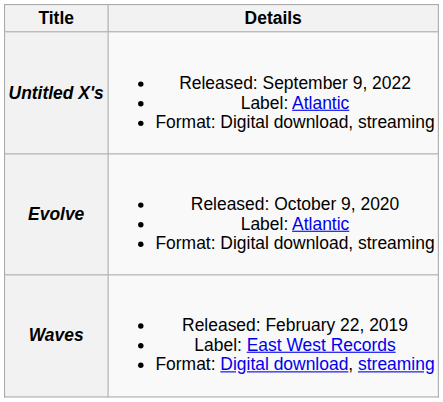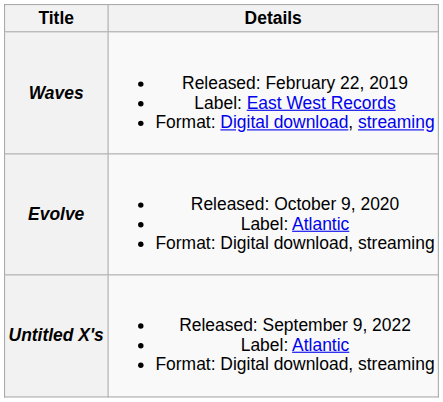rows swapped: (56, 335) <-> (56, 92)
